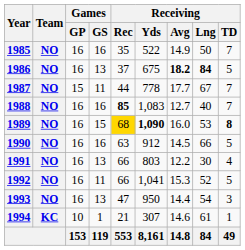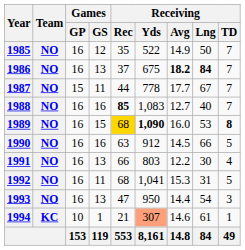(100, 50) 16 -> (100, 50) 12
(229, 69) 5 -> (229, 69) 7
(123, 180) 66 -> (123, 180) 68
(206, 180) 52 -> (206, 180) 31
(151, 217) no background -> (151, 217) lightsalmon background
